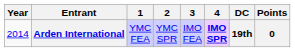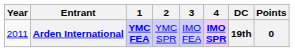(18, 33) 2014 -> (17, 33) 2011
(140, 33) normal -> (139, 33) bold
